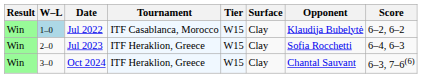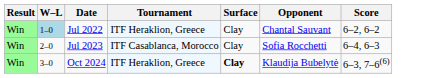- column: (234, 12)
(165, 29) ITF Casablanca, Morocco -> (158, 29) ITF Heraklion, Greece
(325, 29) Klaudija Bubelytė -> (297, 29) Chantal Sauvant
(158, 45) ITF Heraklion, Greece -> (165, 45) ITF Casablanca, Morocco
(258, 63) normal -> (234, 63) bold
(322, 63) Chantal Sauvant -> (300, 63) Klaudija Bubelytė
